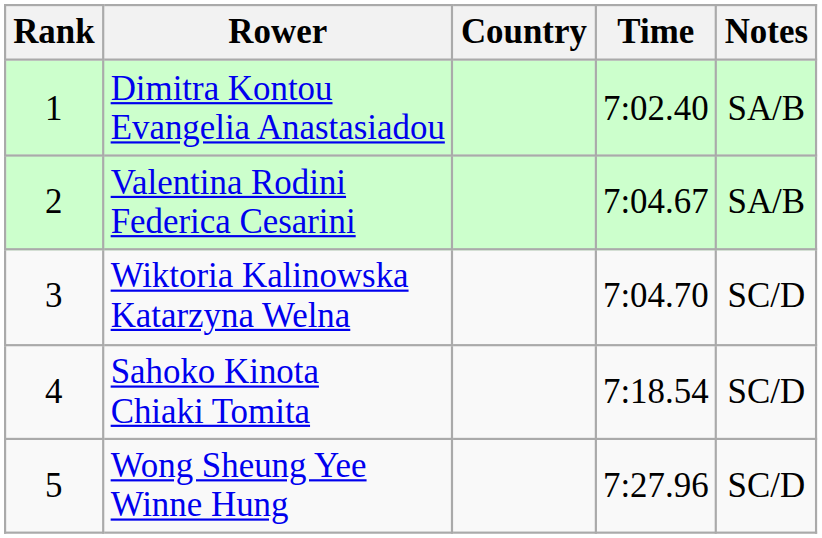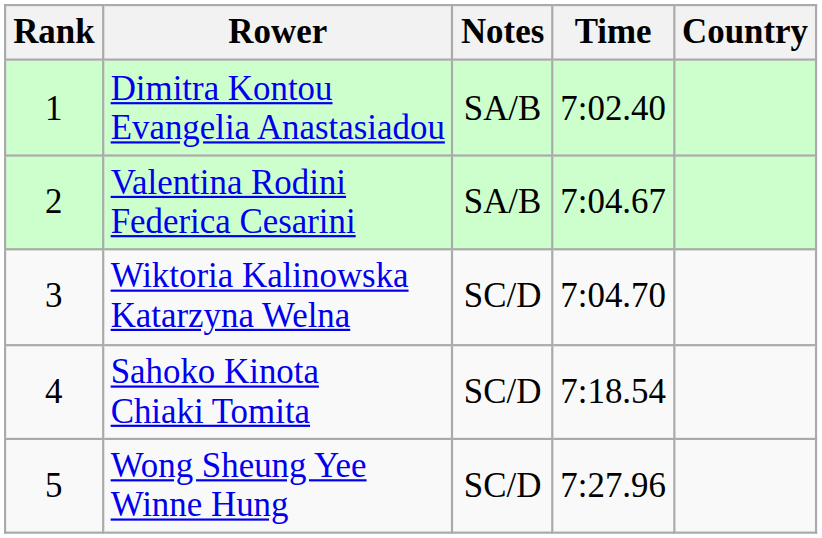columns swapped: (524, 32) <-> (766, 32)
